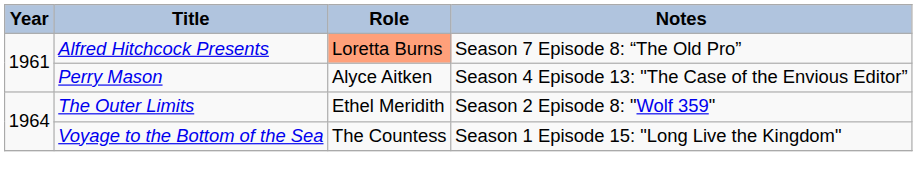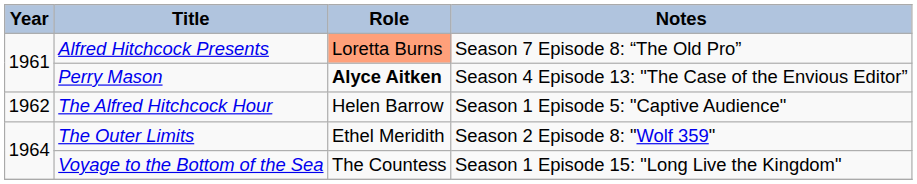(382, 77) normal -> (387, 77) bold
+ row: (165, 106)
